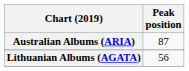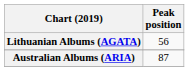rows swapped: (74, 41) <-> (74, 58)
